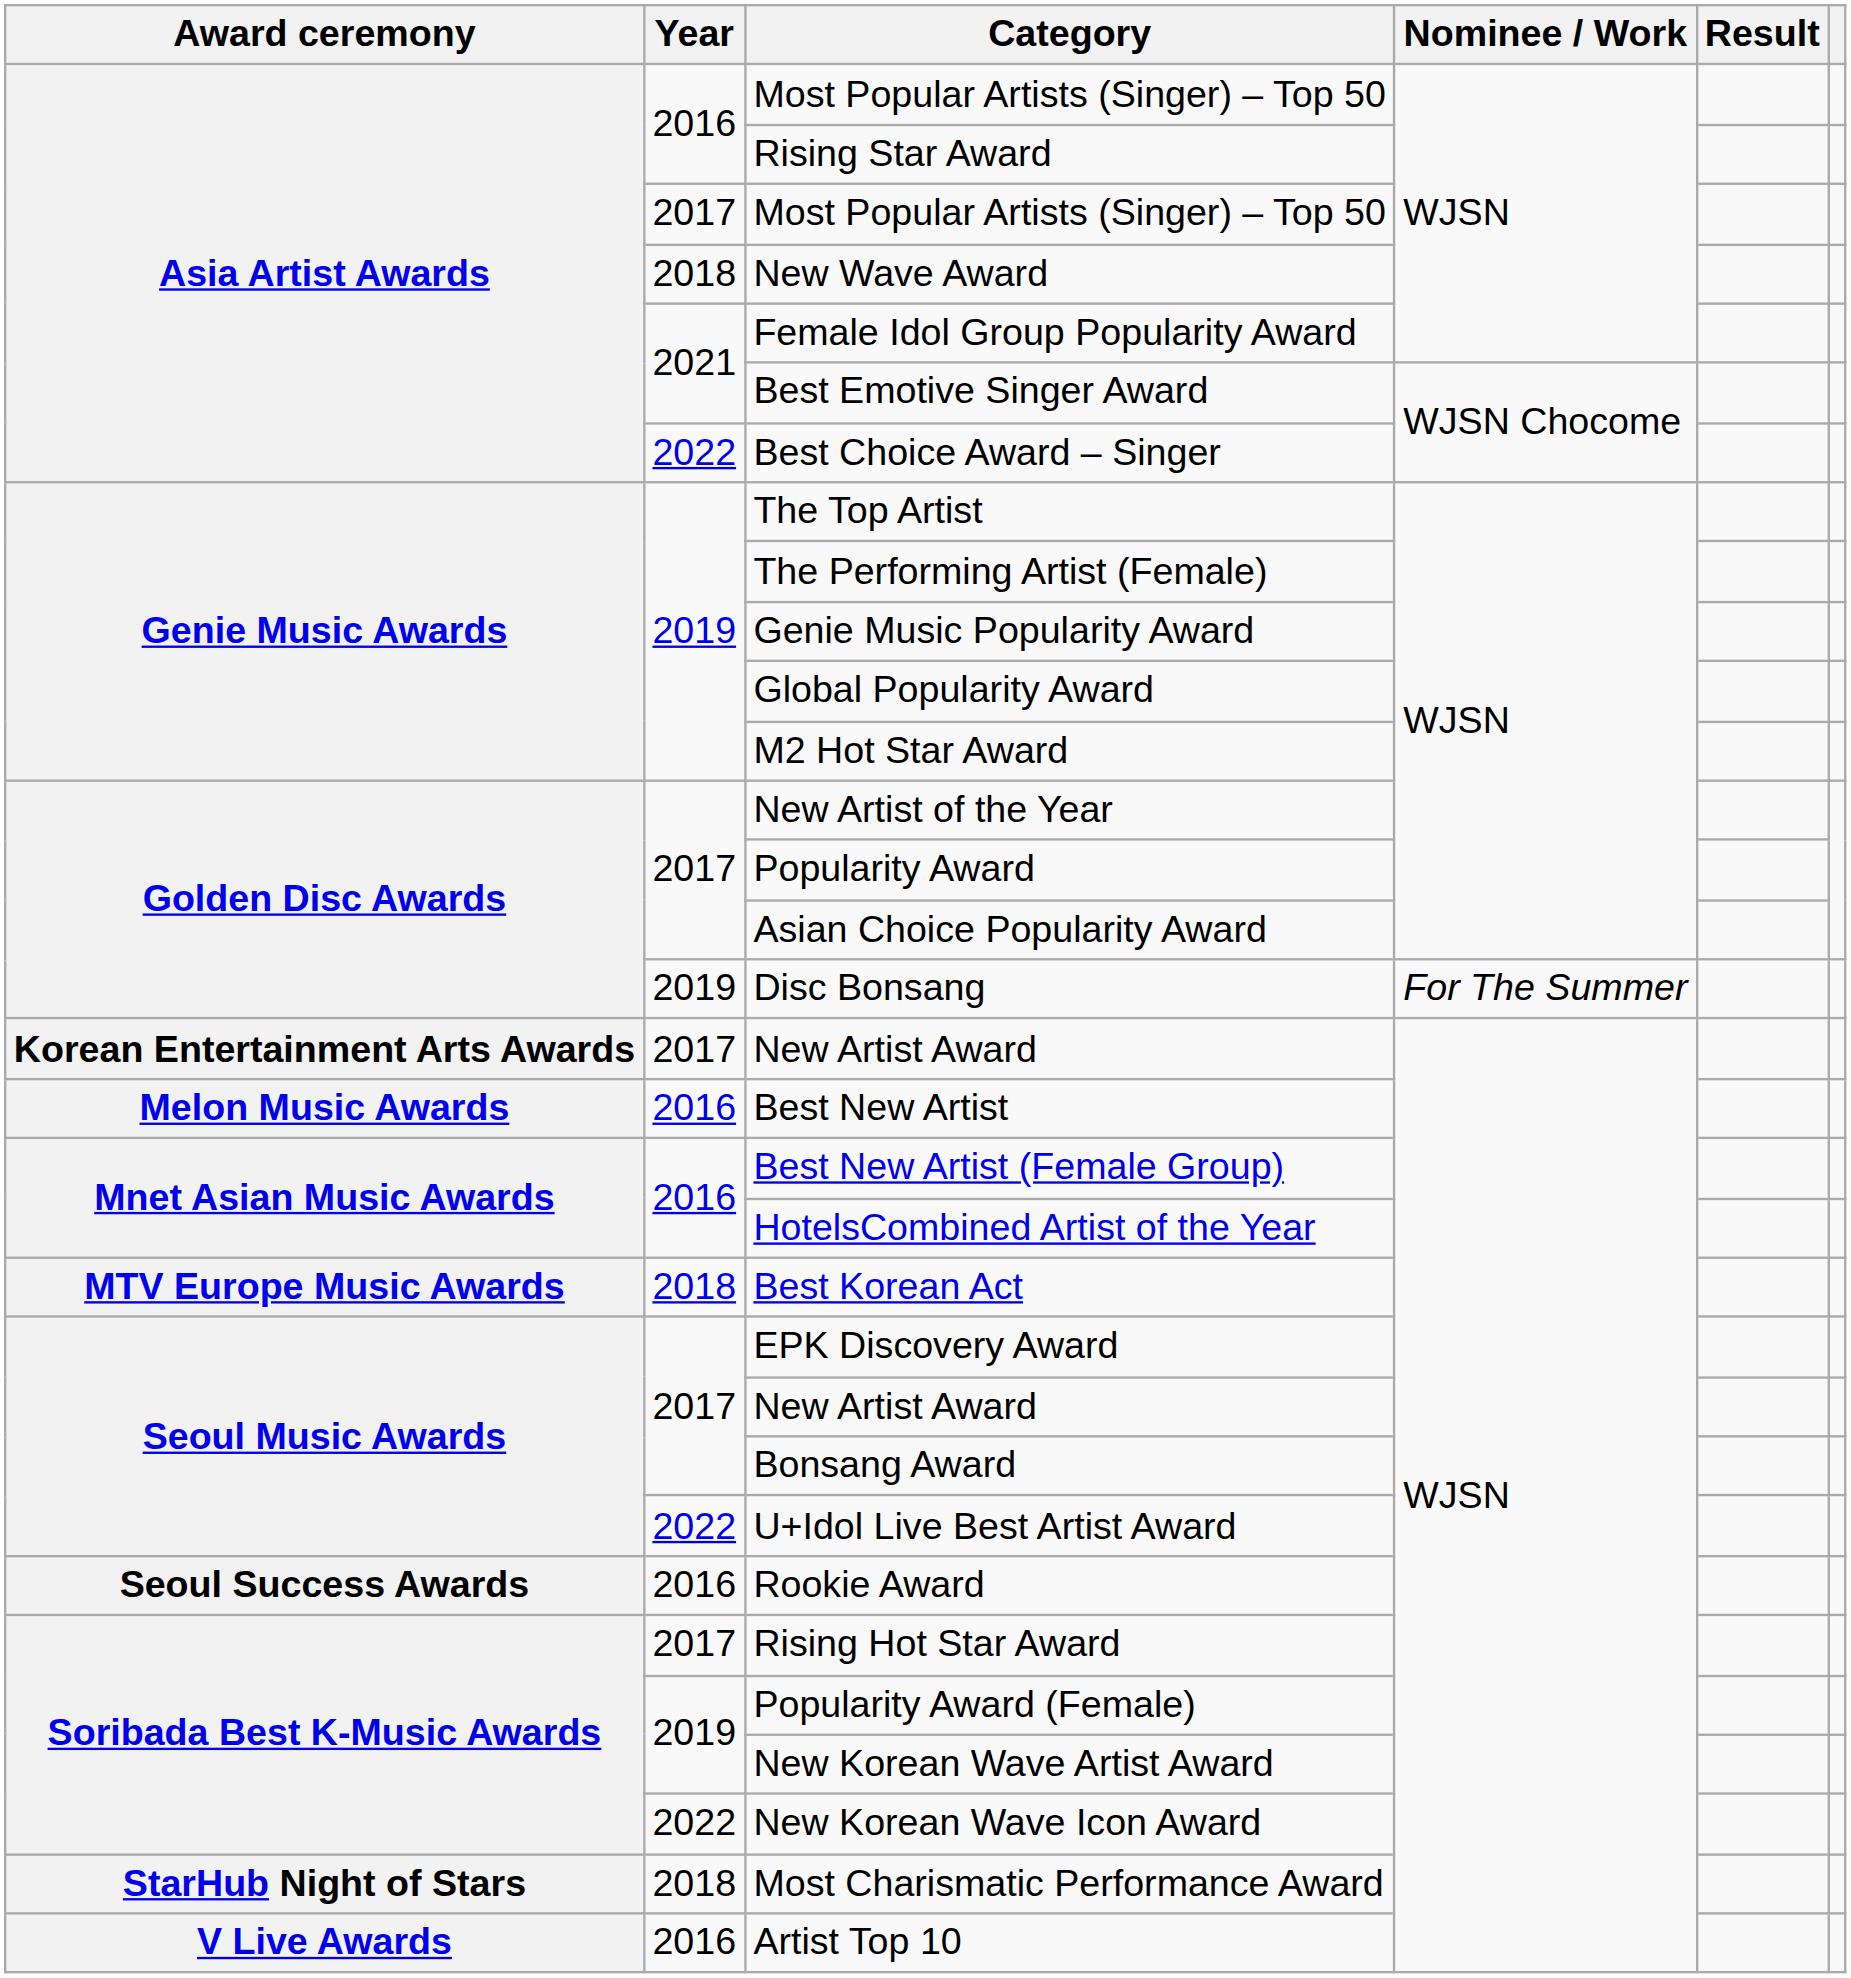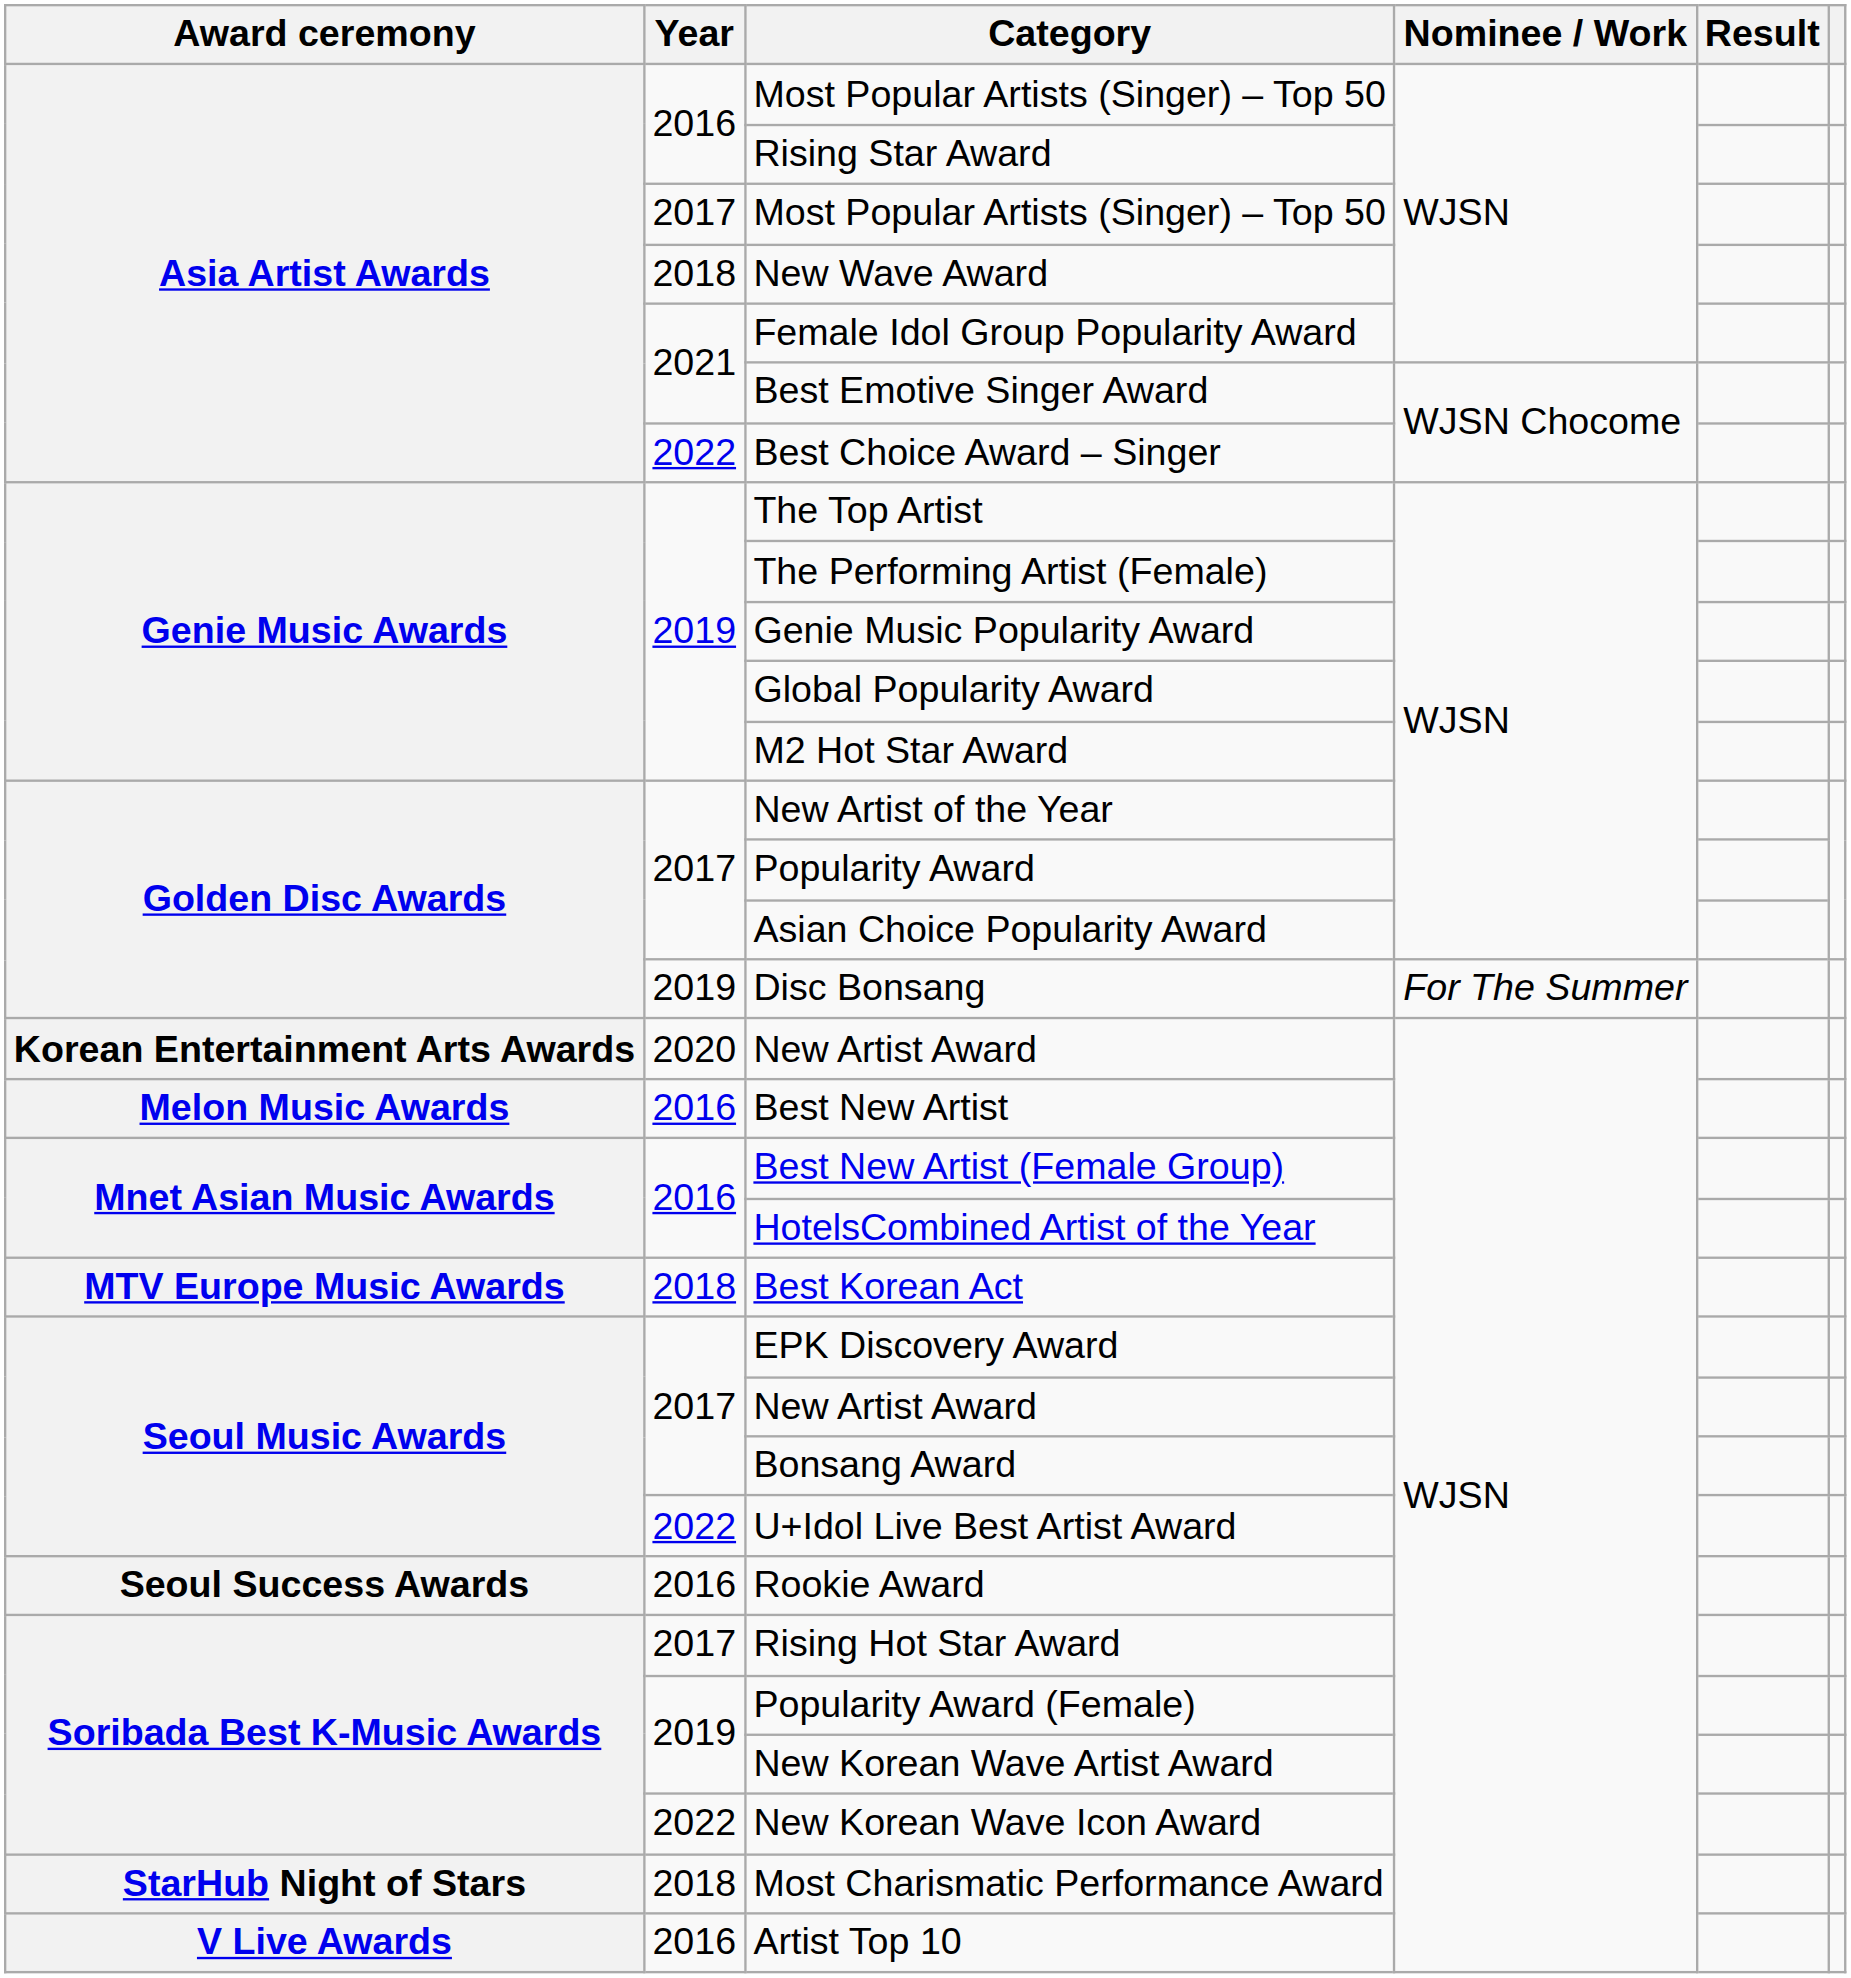(694, 1048) 2017 -> (694, 1048) 2020
